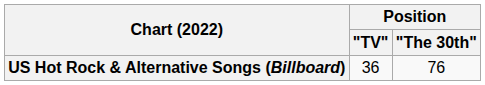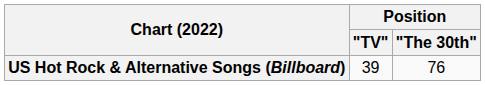(371, 67) 36 -> (371, 67) 39
